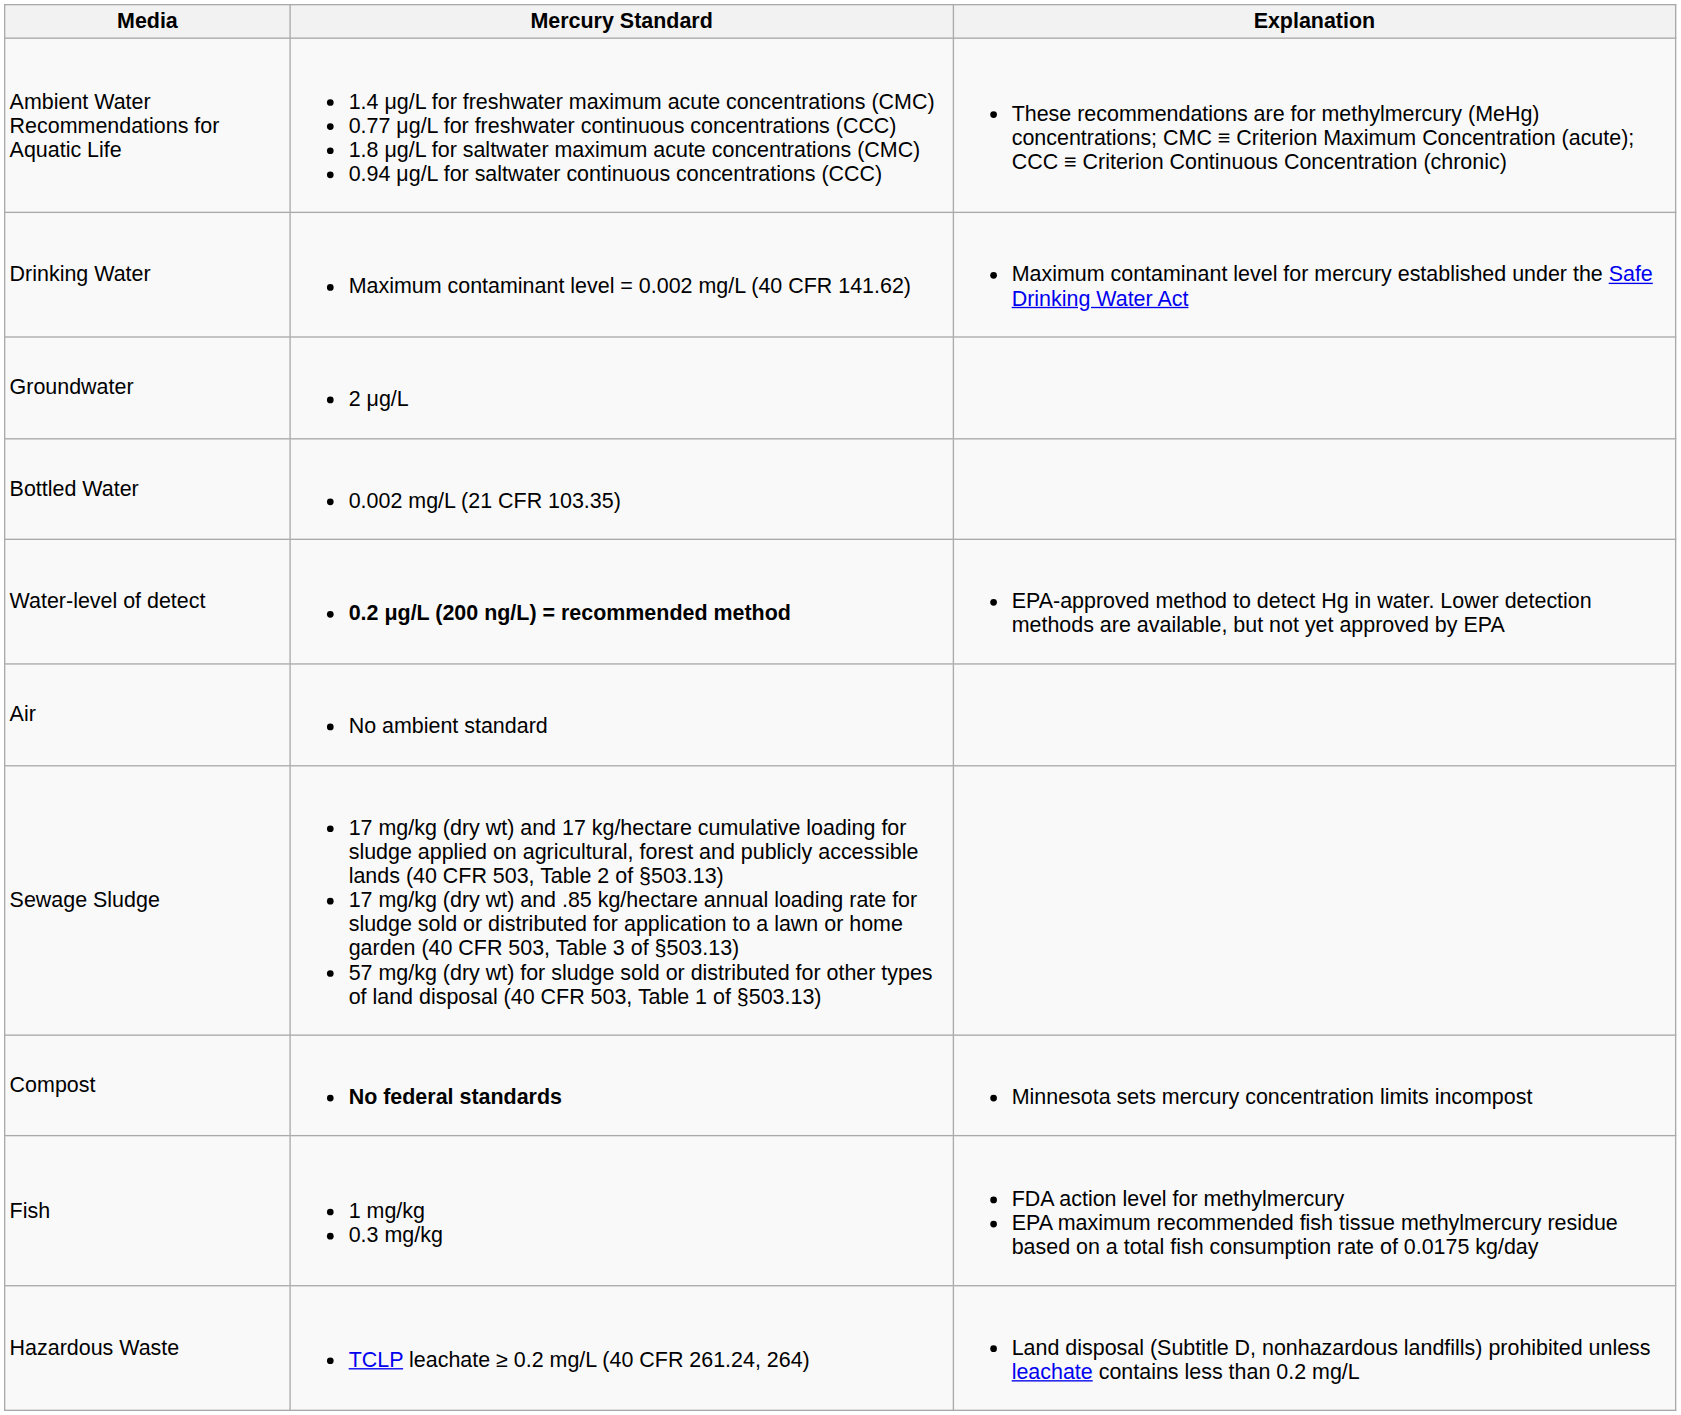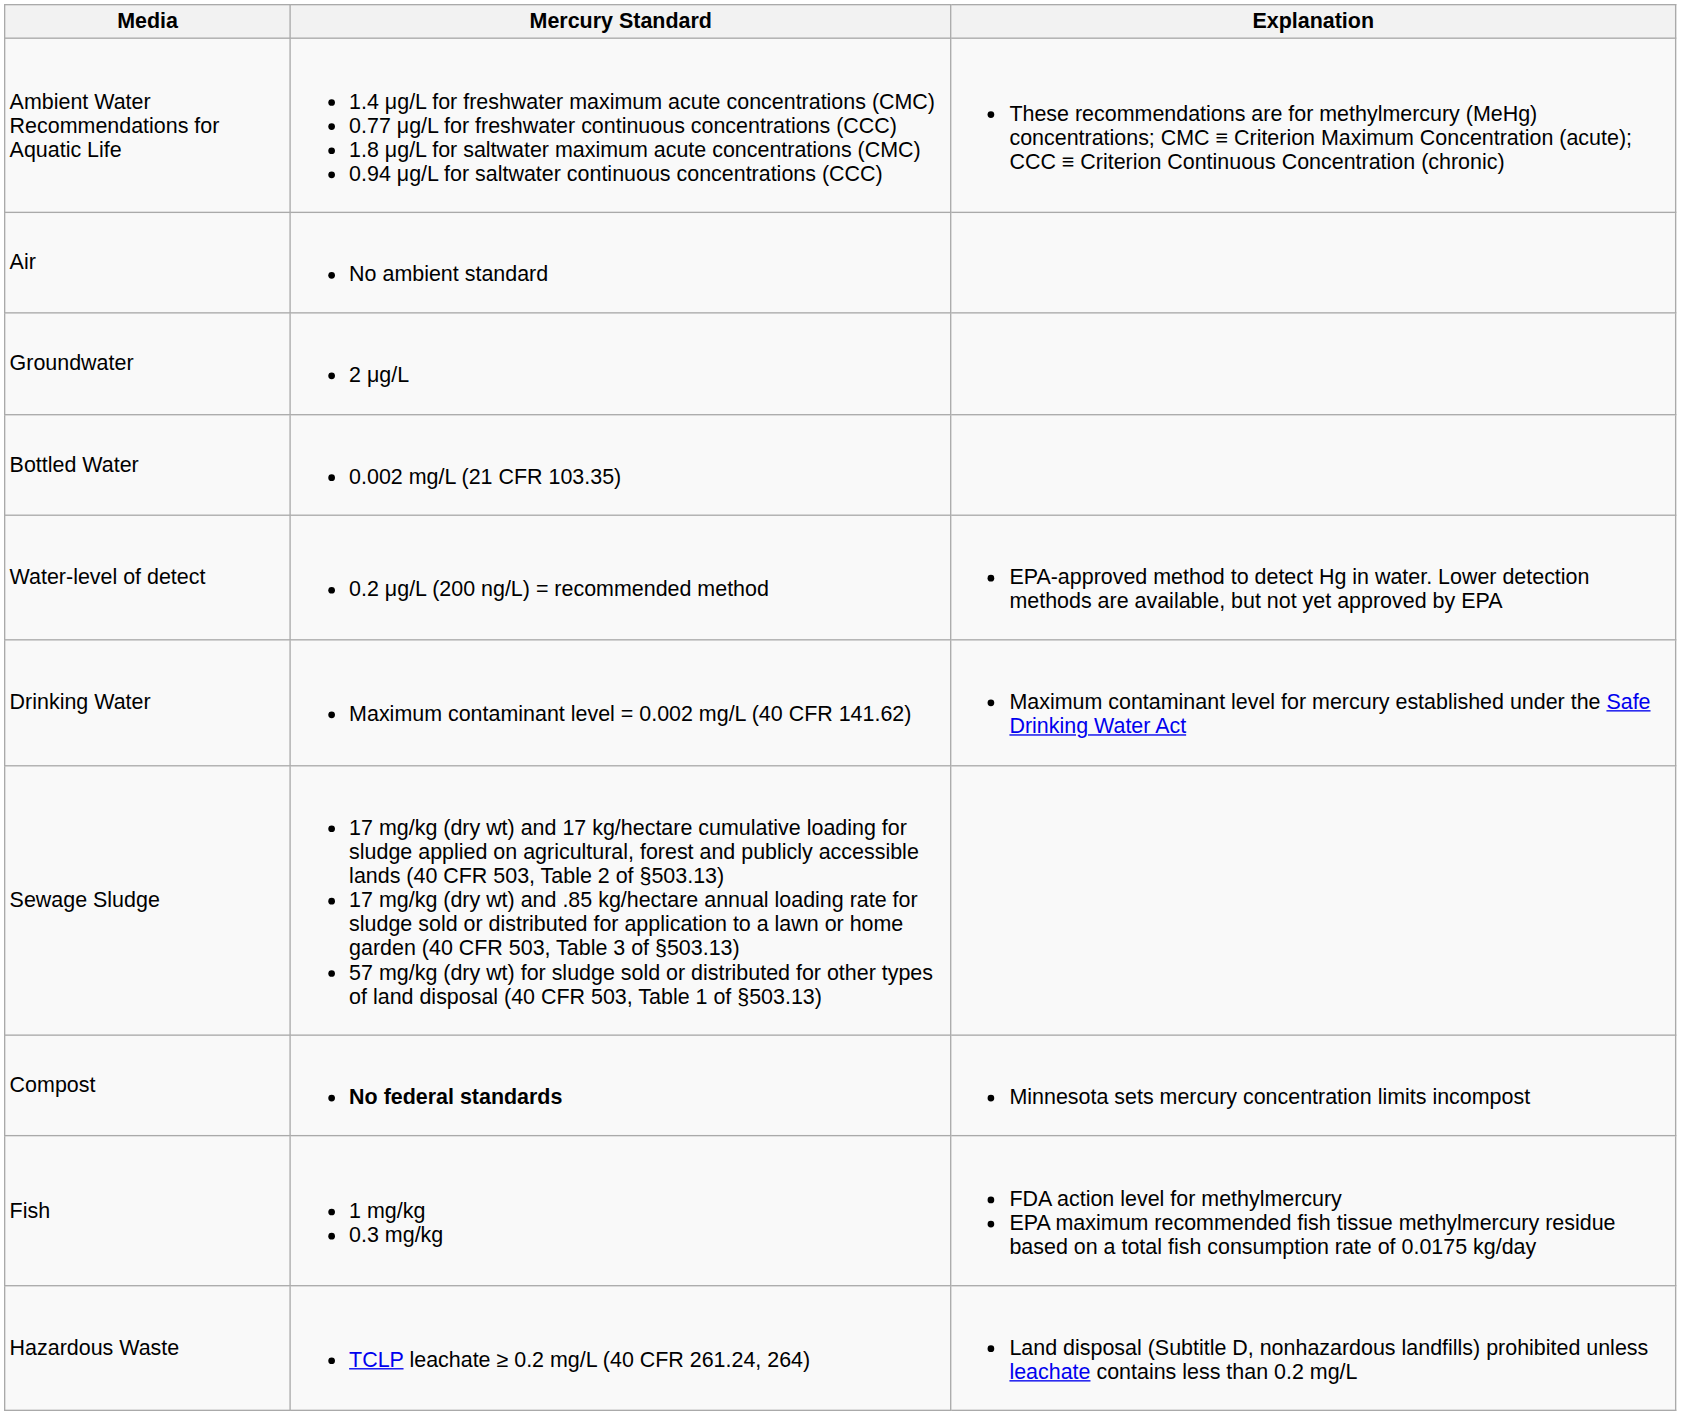rows swapped: (80, 274) <-> (23, 714)
(622, 614) bold -> (621, 590) normal
